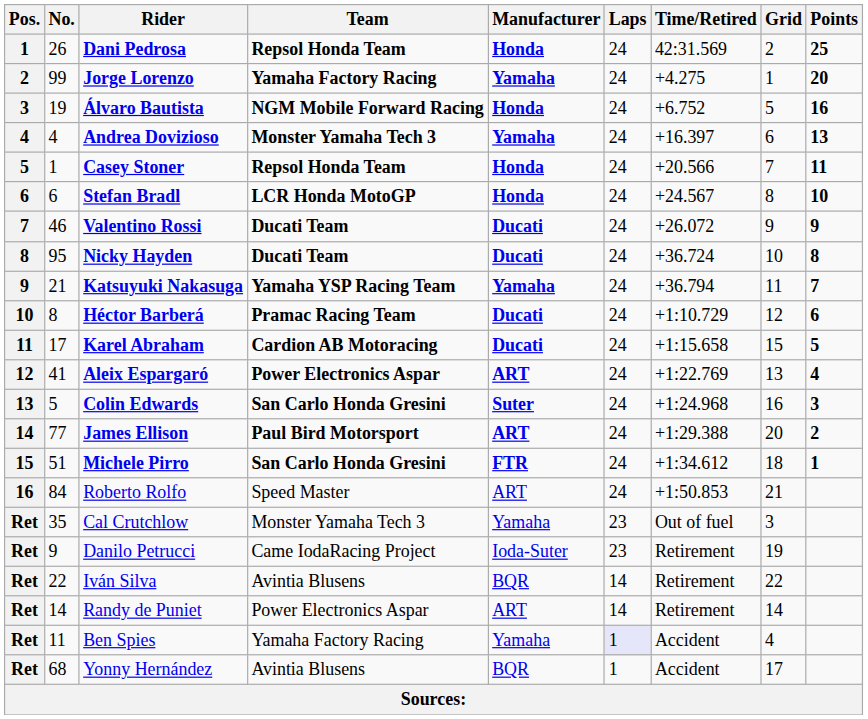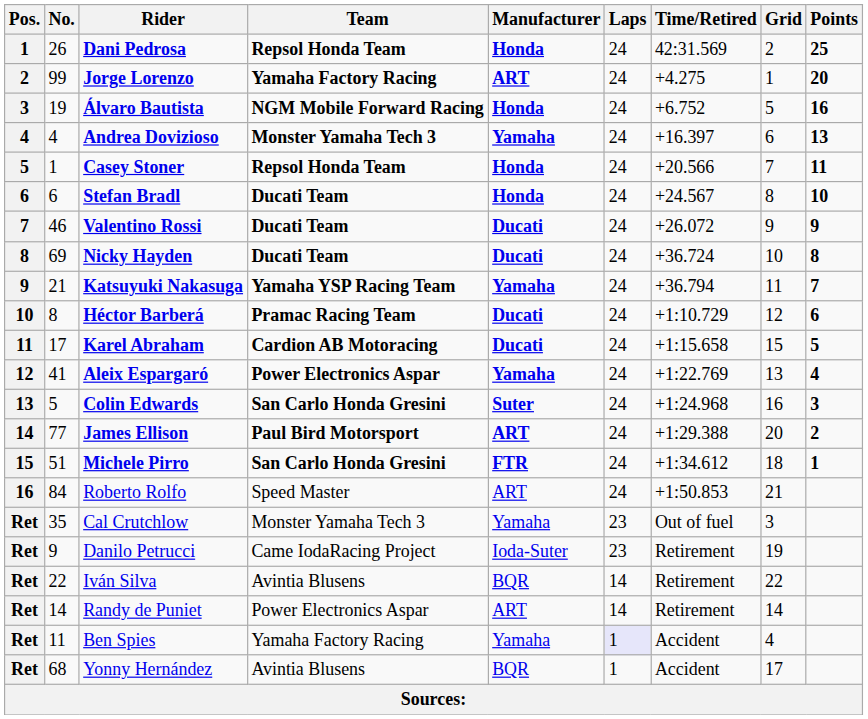(524, 78) Yamaha -> (511, 78) ART
(334, 196) LCR Honda MotoGP -> (300, 196) Ducati Team
(57, 256) 95 -> (57, 256) 69
(511, 374) ART -> (524, 374) Yamaha
